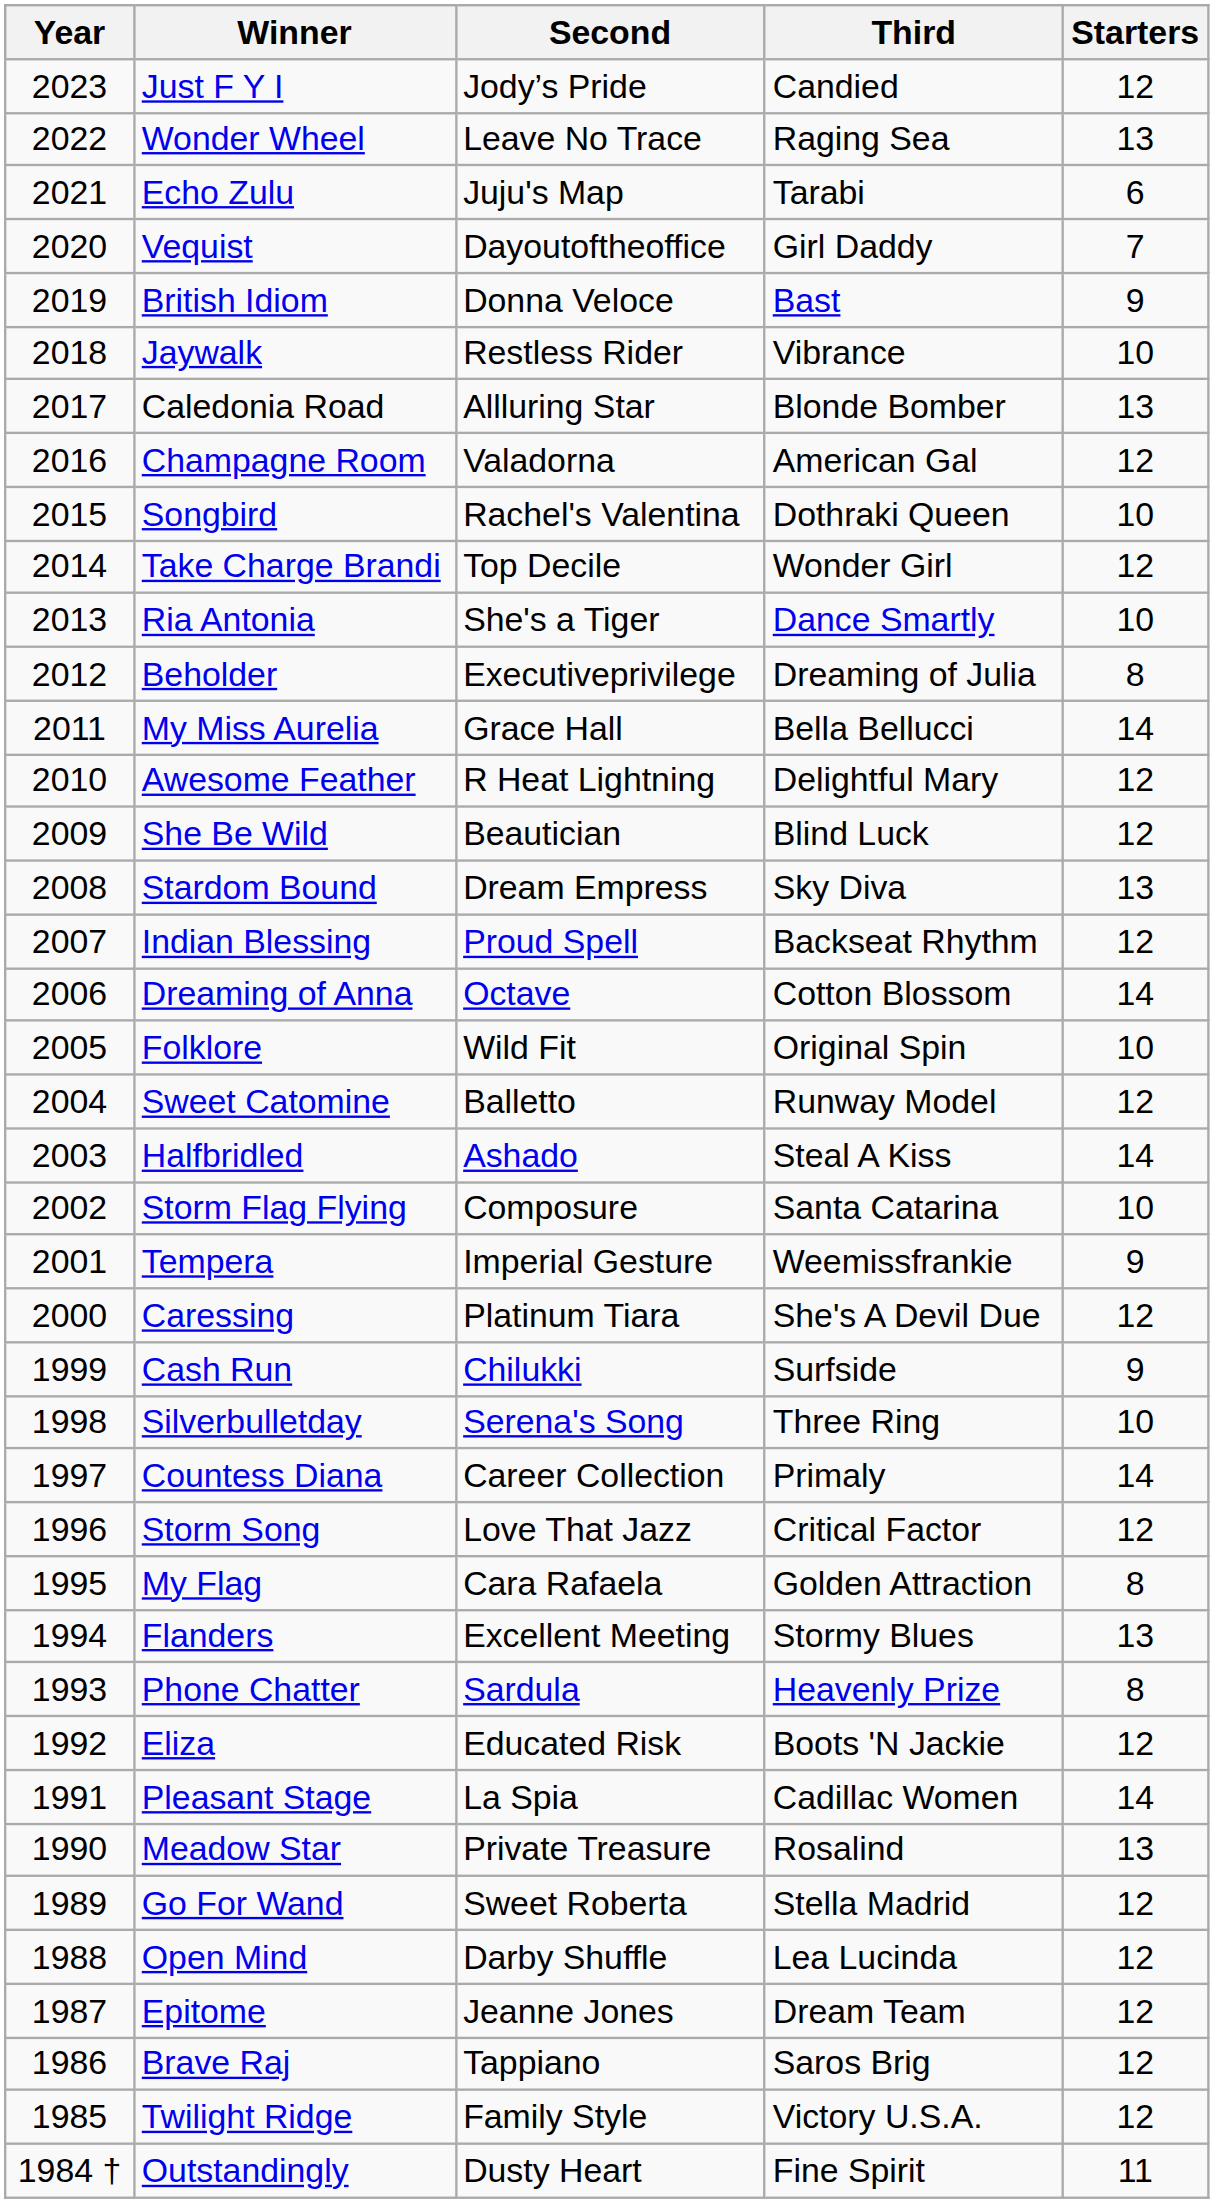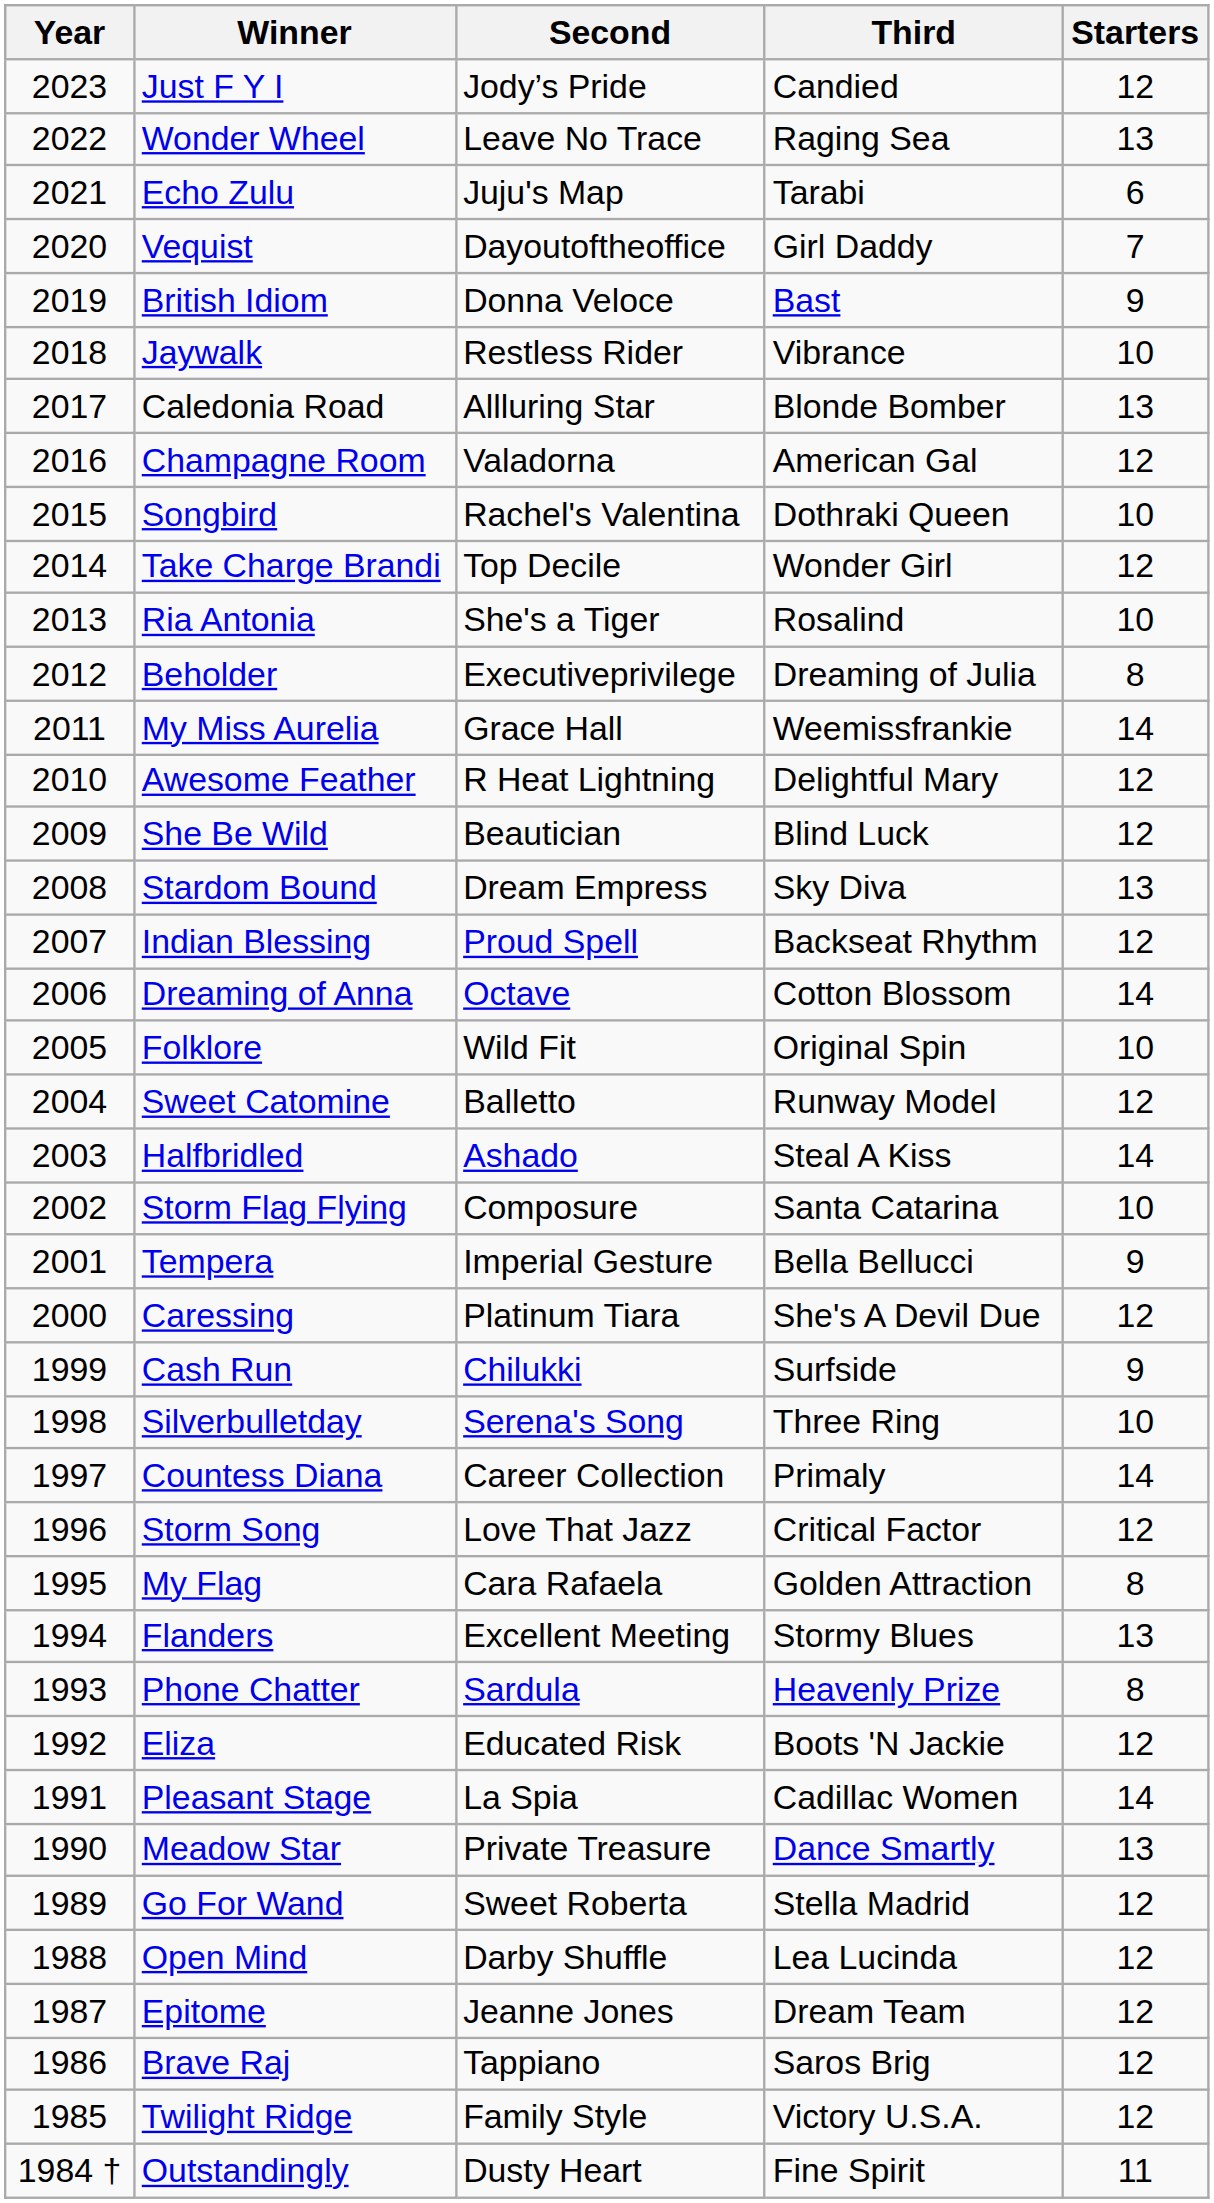(884, 620) Dance Smartly -> (839, 620) Rosalind
(873, 727) Bella Bellucci -> (893, 727) Weemissfrankie
(893, 1262) Weemissfrankie -> (873, 1262) Bella Bellucci
(839, 1850) Rosalind -> (884, 1850) Dance Smartly
